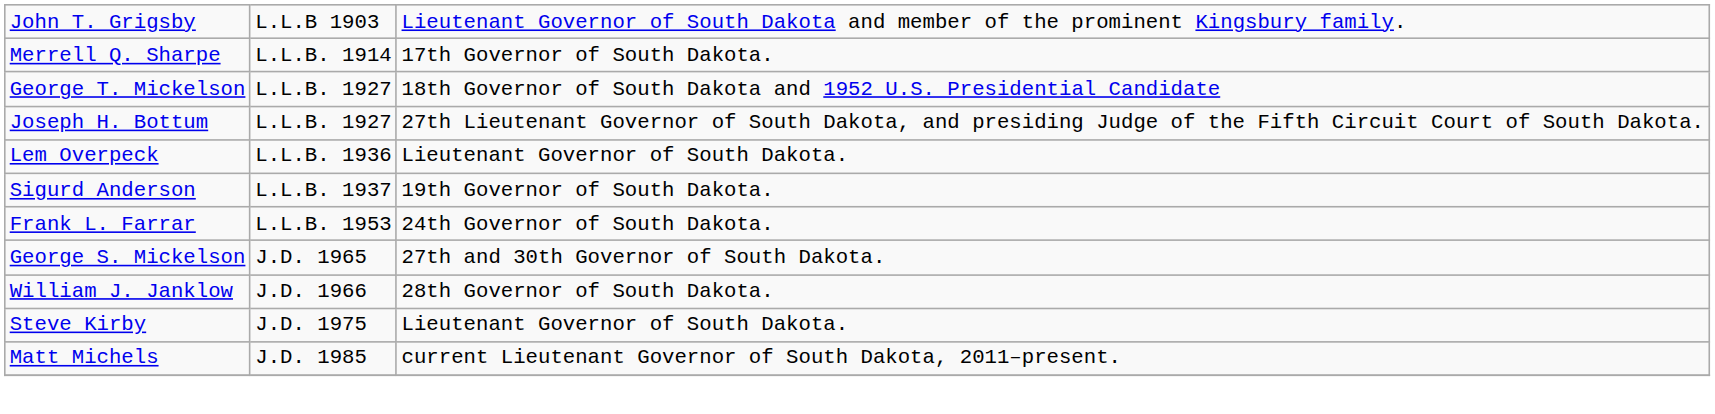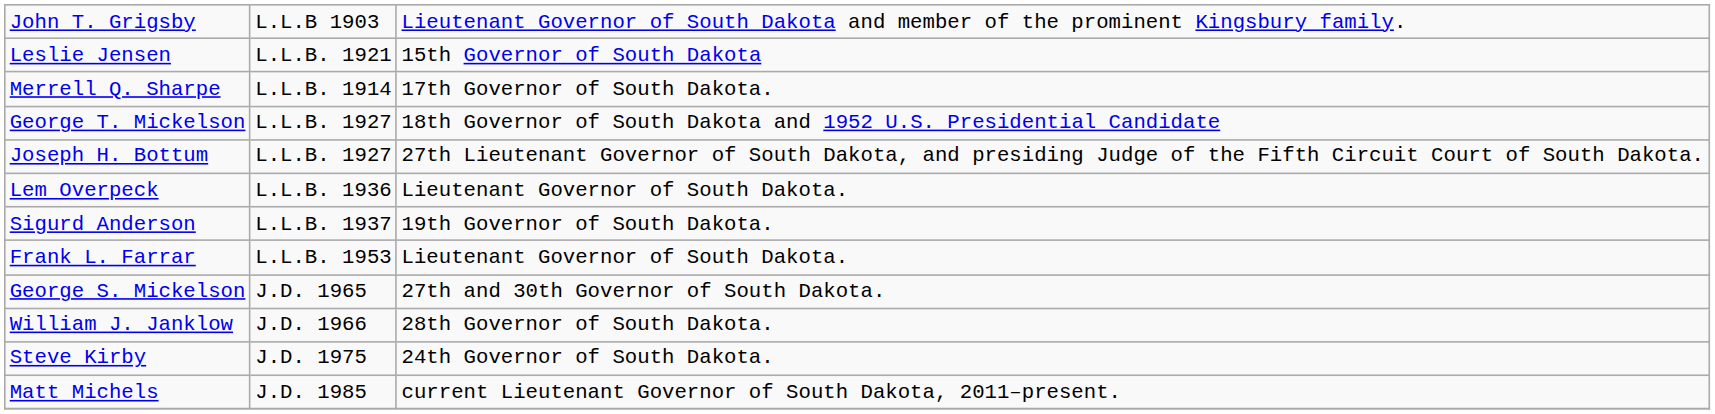+ row: (90, 55)
(588, 224) 24th Governor of South Dakota. -> (625, 257) Lieutenant Governor of South Dakota.
(625, 325) Lieutenant Governor of South Dakota. -> (588, 359) 24th Governor of South Dakota.
